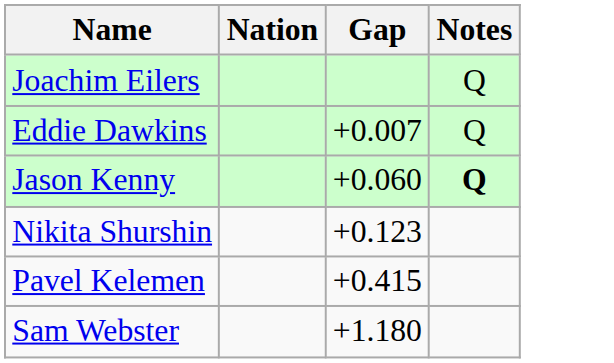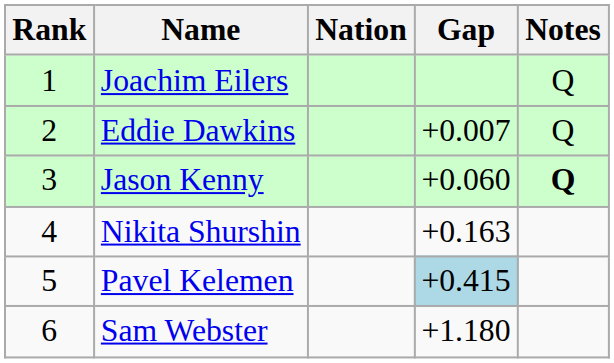+ column: (49, 29)
(377, 230) +0.123 -> (466, 230) +0.163
(377, 280) no background -> (466, 280) lightblue background
